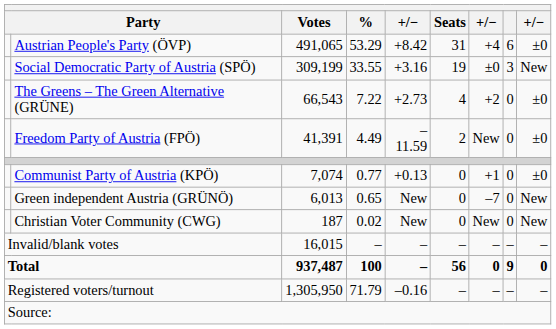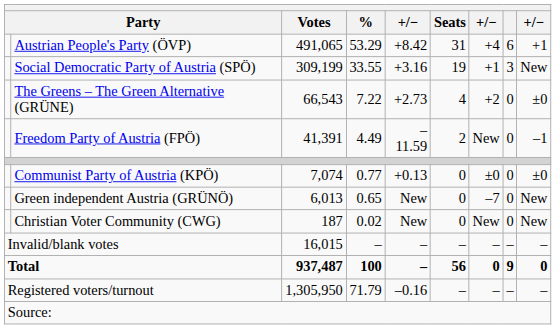(540, 45) ±0 -> (540, 45) +1
(492, 68) ±0 -> (492, 68) +1
(540, 138) ±0 -> (540, 138) –1
(492, 175) +1 -> (492, 175) ±0
